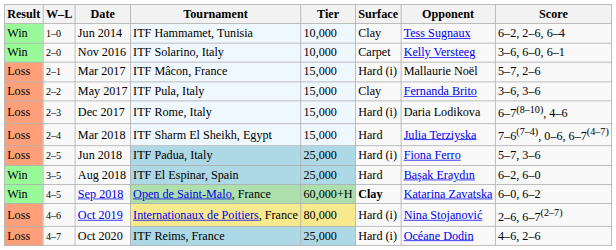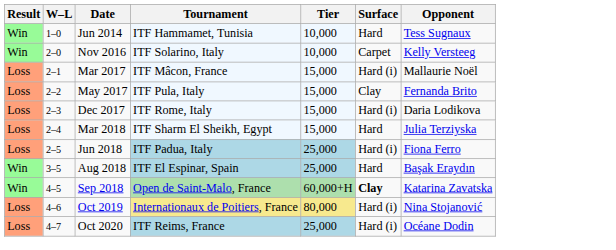- column: (553, 14)
(370, 33) Clay -> (370, 33) Hard
